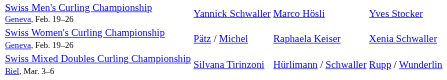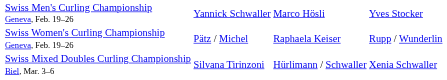(403, 39) Xenia Schwaller -> (406, 39) Rupp / Wunderlin
(406, 64) Rupp / Wunderlin -> (403, 64) Xenia Schwaller
